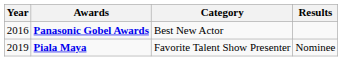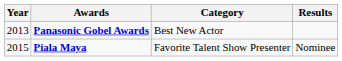(18, 30) 2016 -> (18, 30) 2013
(18, 47) 2019 -> (18, 47) 2015
